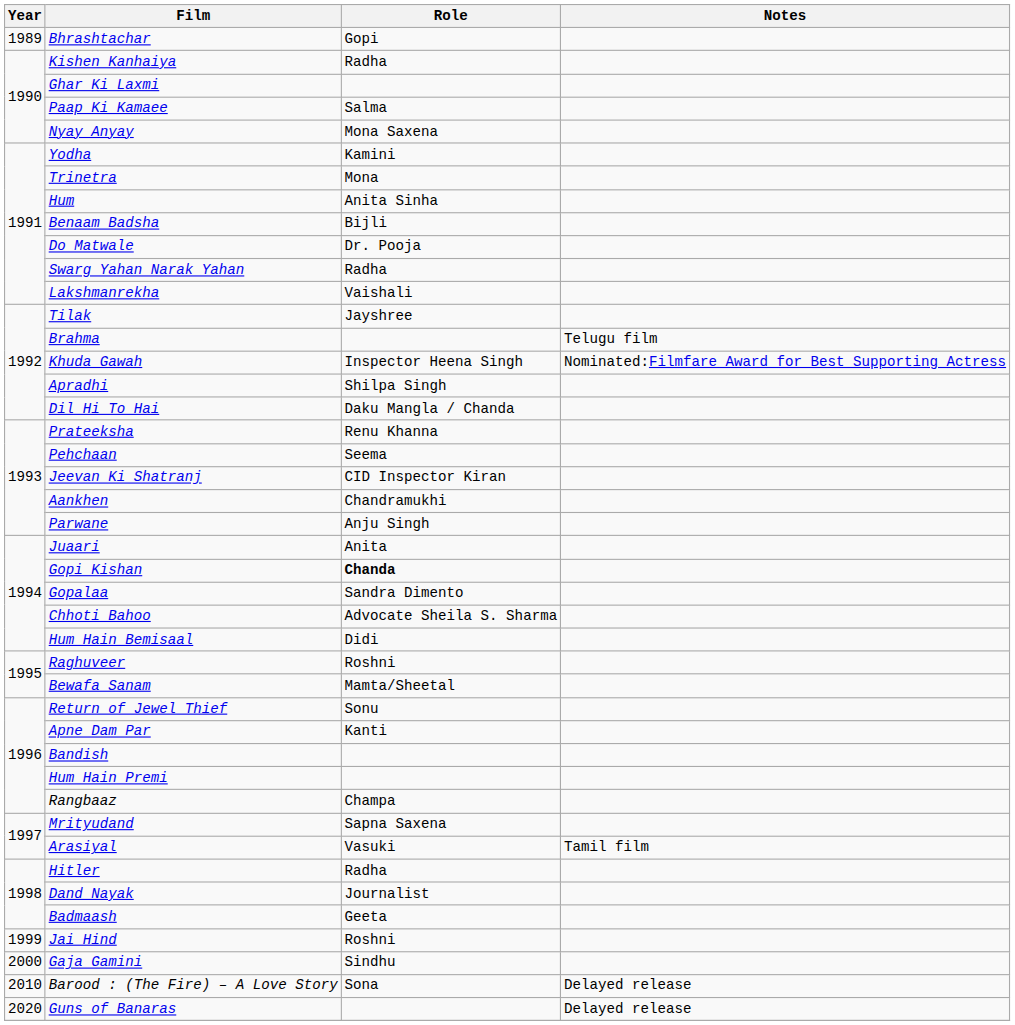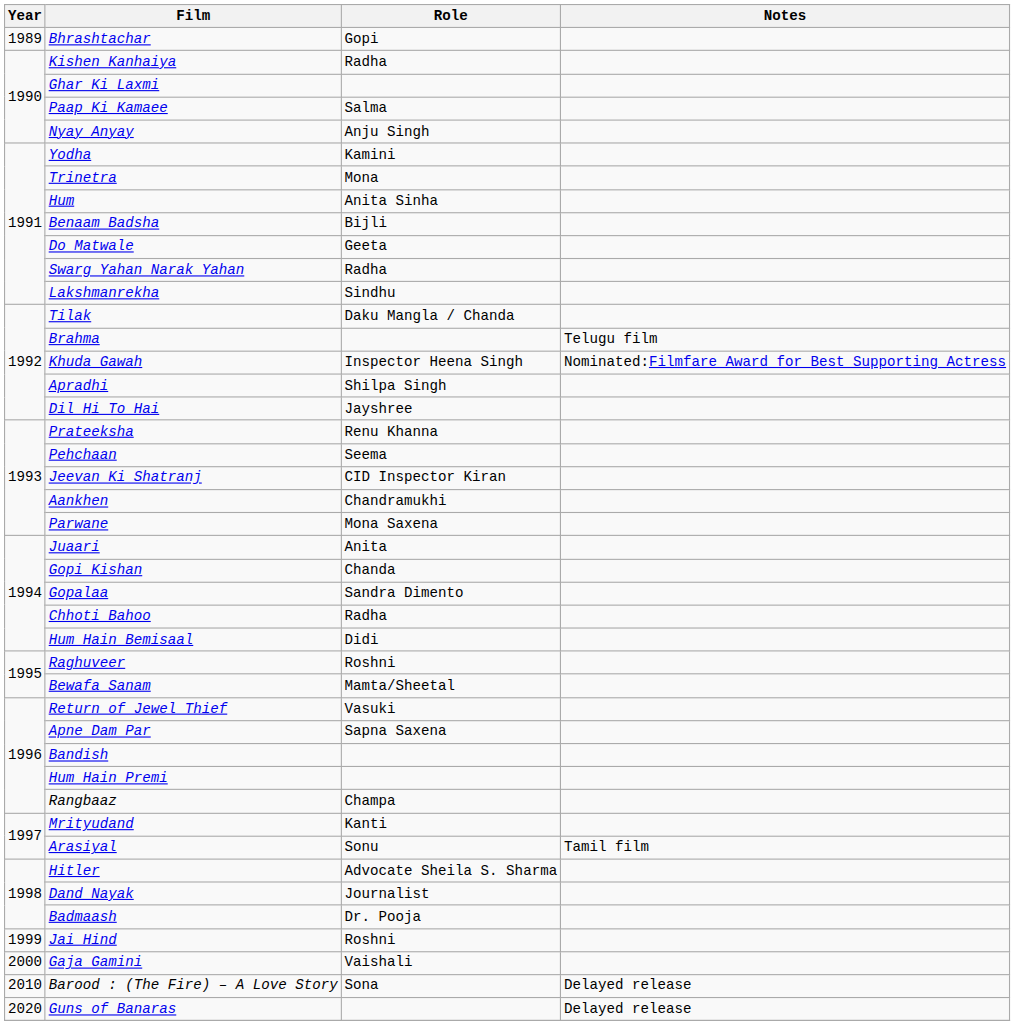(391, 132) Mona Saxena -> (387, 132) Anju Singh
(383, 247) Dr. Pooja -> (366, 247) Geeta
(379, 293) Vaishali -> (370, 293) Sindhu
(379, 316) Jayshree -> (430, 316) Daku Mangla / Chanda
(430, 409) Daku Mangla / Chanda -> (379, 409) Jayshree
(387, 524) Anju Singh -> (391, 524) Mona Saxena
(370, 570) bold -> (370, 570) normal
(451, 617) Advocate Sheila S. Sharma -> (366, 617) Radha
(362, 709) Sonu -> (370, 709) Vasuki
(366, 732) Kanti -> (396, 732) Sapna Saxena
(396, 824) Sapna Saxena -> (366, 824) Kanti
(370, 847) Vasuki -> (362, 847) Sonu
(366, 871) Radha -> (451, 871) Advocate Sheila S. Sharma
(366, 917) Geeta -> (383, 917) Dr. Pooja
(370, 963) Sindhu -> (379, 963) Vaishali
